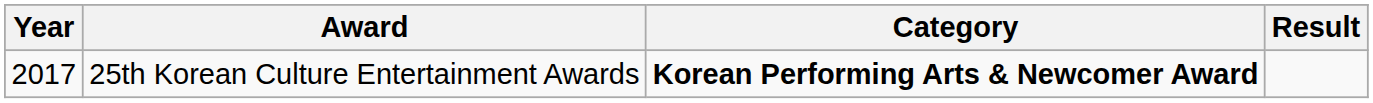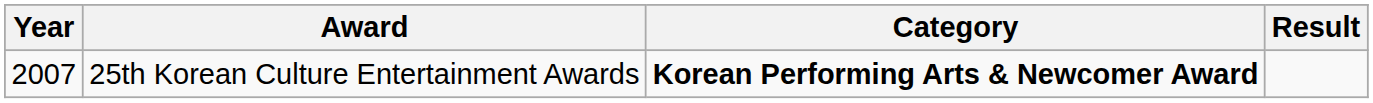(44, 73) 2017 -> (44, 73) 2007
